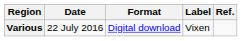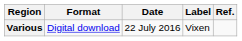columns swapped: (75, 12) <-> (144, 12)
